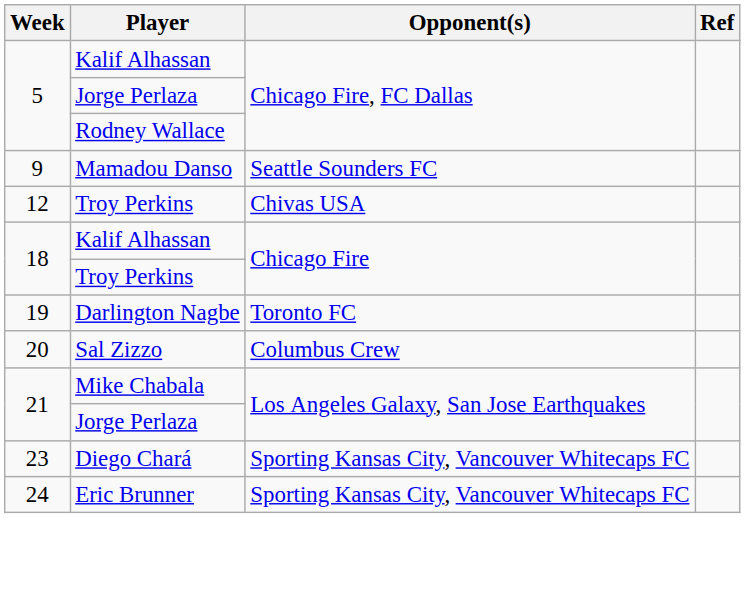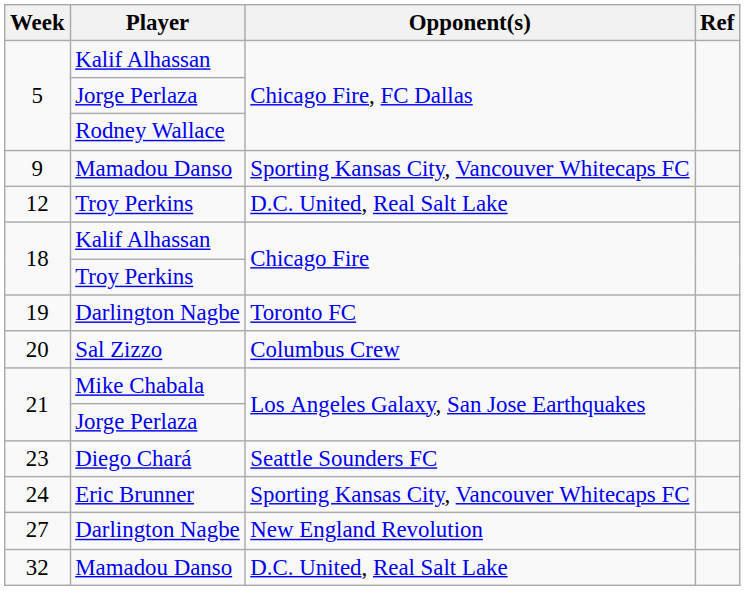(344, 167) Seattle Sounders FC -> (470, 167) Sporting Kansas City, Vancouver Whitecaps FC
(308, 204) Chivas USA -> (379, 204) D.C. United, Real Salt Lake
(470, 458) Sporting Kansas City, Vancouver Whitecaps FC -> (344, 458) Seattle Sounders FC
+ row: (37, 530)
+ row: (37, 566)
